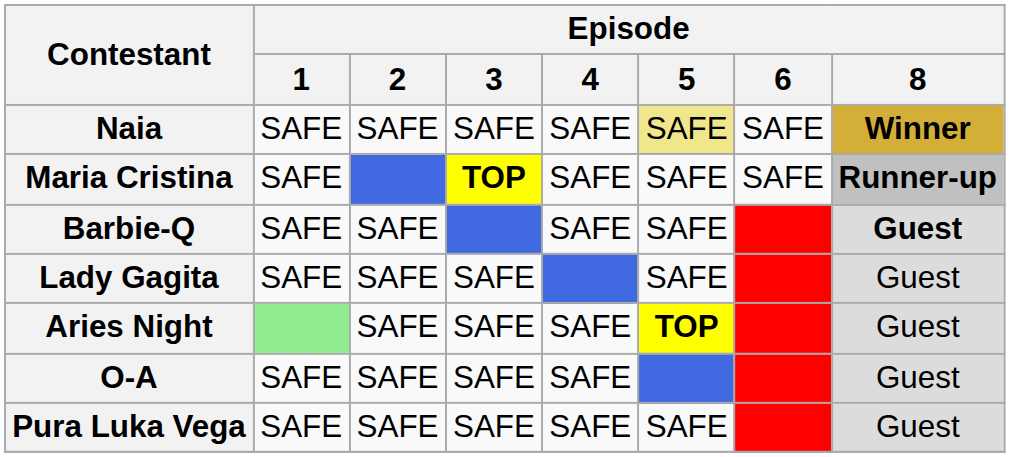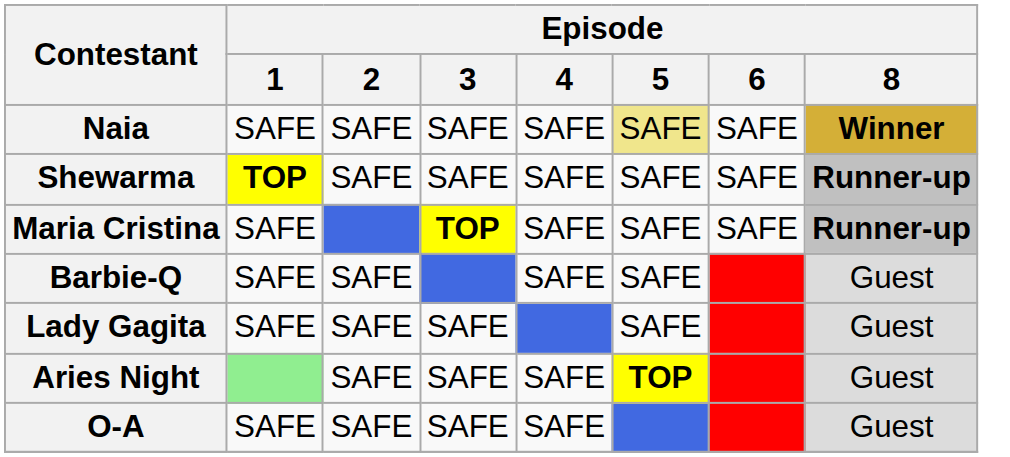+ row: (116, 178)
(918, 228) bold -> (892, 278) normal
- row: (129, 427)
